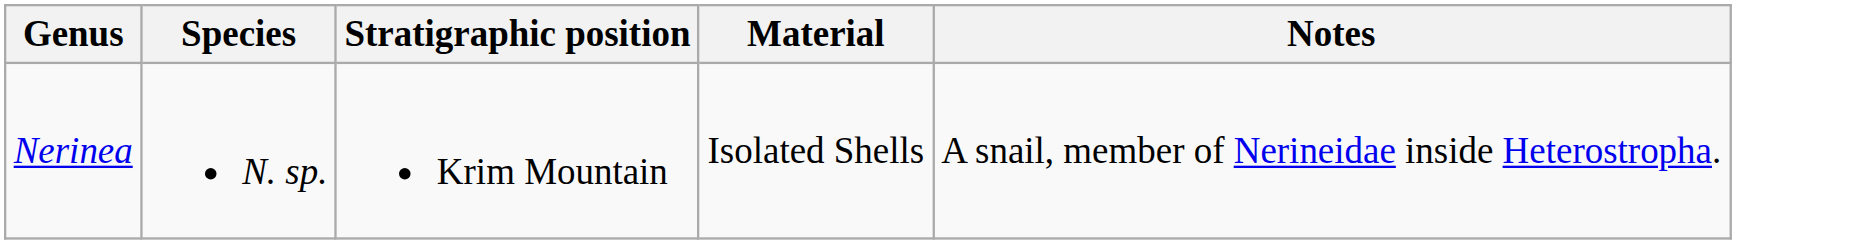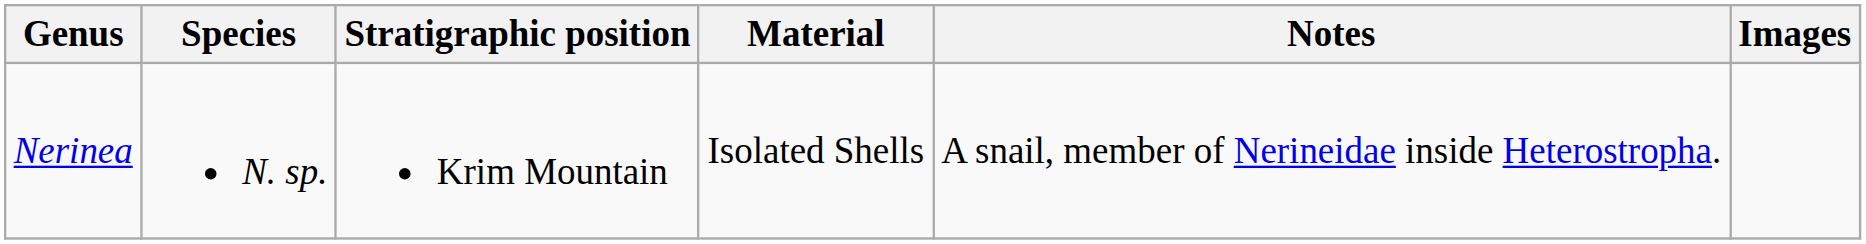+ column: (1795, 33)
